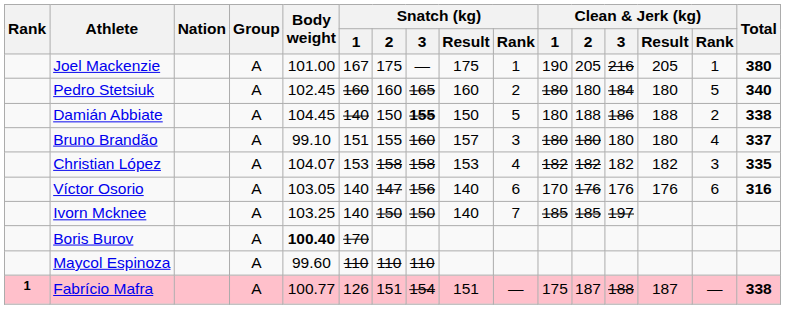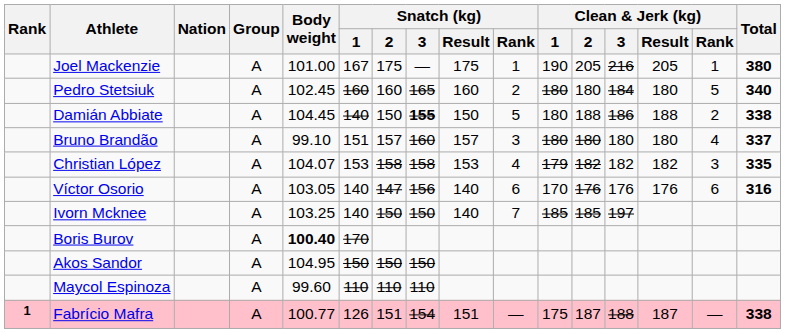(389, 139) 155 -> (389, 139) 157
(555, 164) 182 -> (555, 164) 179
+ row: (98, 262)
